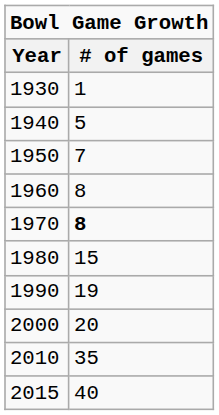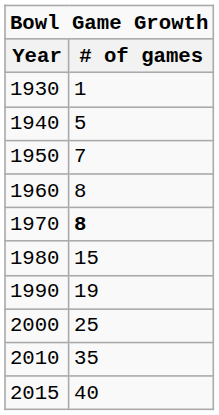(86, 326) 20 -> (86, 326) 25
